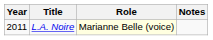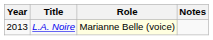(17, 27) 2011 -> (17, 27) 2013
